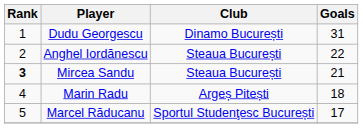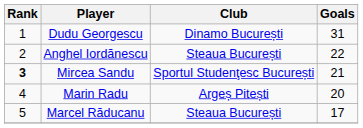(234, 73) Steaua București -> (234, 73) Sportul Studenţesc București
(337, 93) 18 -> (337, 93) 20
(234, 113) Sportul Studenţesc București -> (234, 113) Steaua București
